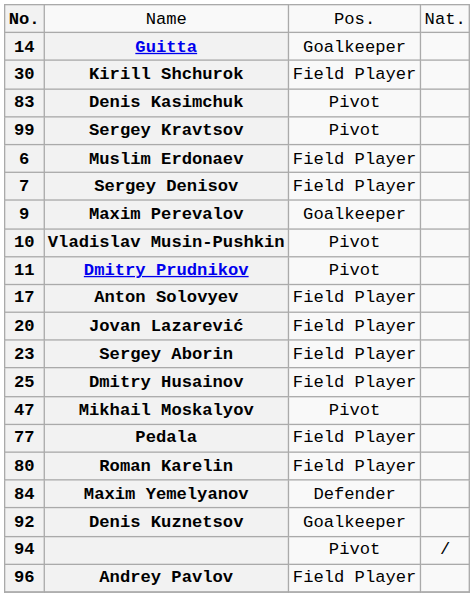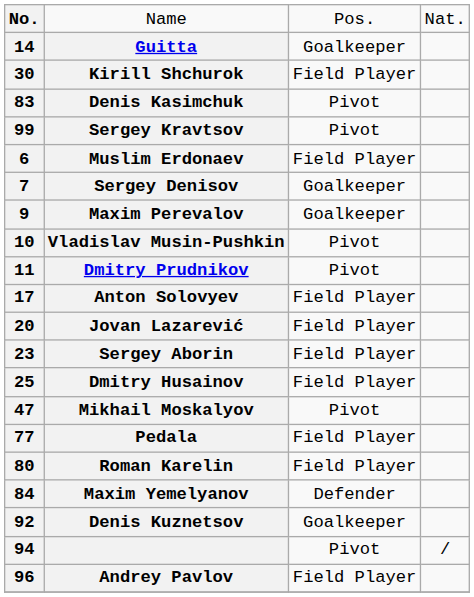(355, 186) Field Player -> (355, 186) Goalkeeper
